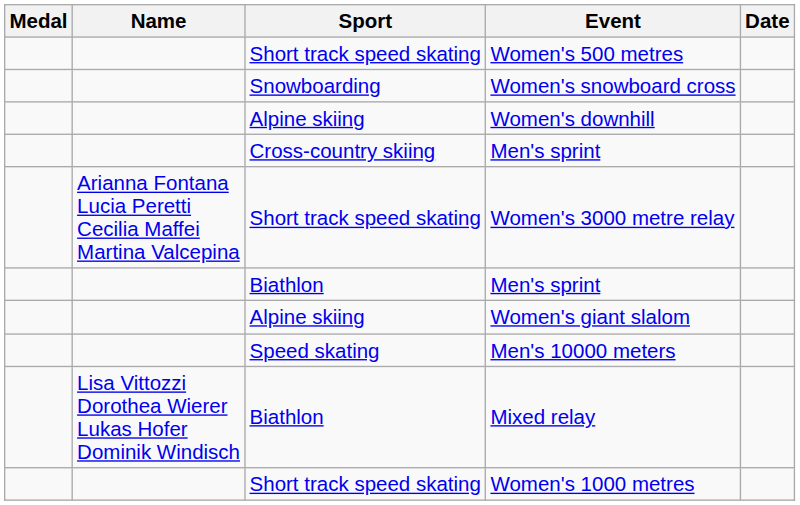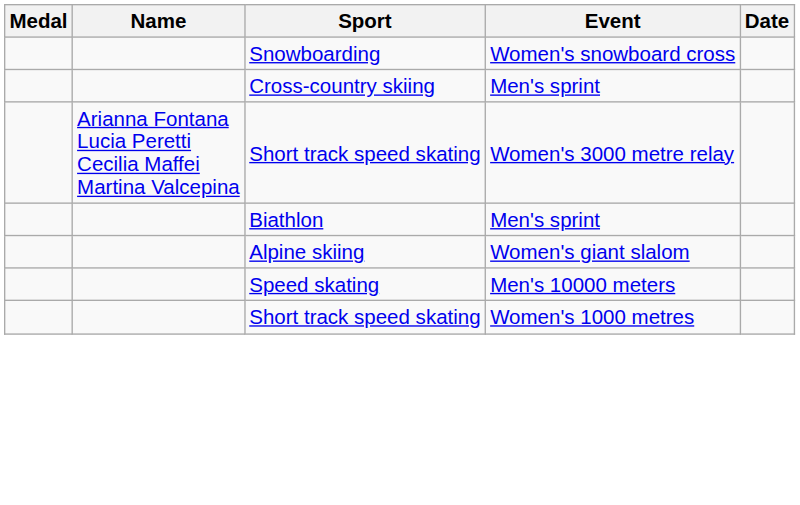- row: (365, 54)
- row: (307, 119)
- row: (287, 417)
